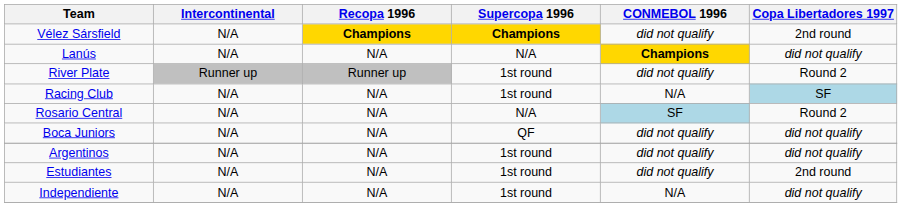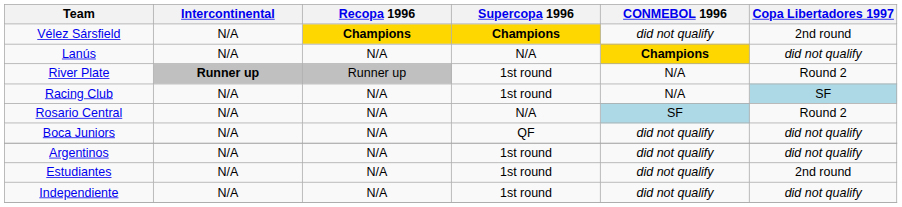(228, 73) normal -> (228, 73) bold
(675, 73) did not qualify -> (675, 73) N/A
(675, 192) N/A -> (675, 192) did not qualify
